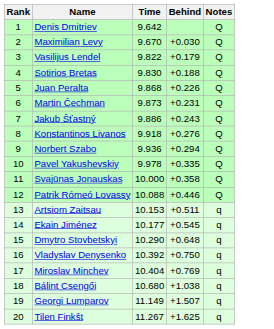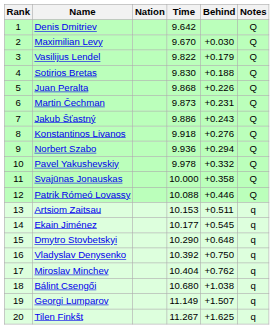+ column: (150, 12)
(185, 164) +0.335 -> (219, 164) +0.332
(185, 270) +0.769 -> (219, 270) +0.762
